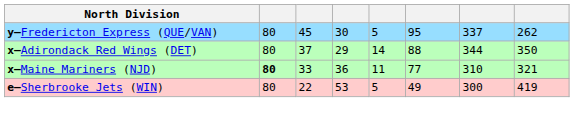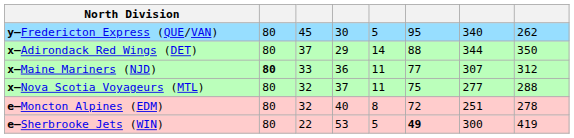(473, 32) 337 -> (473, 32) 340
(473, 69) 310 -> (473, 69) 307
(527, 69) 321 -> (527, 69) 312
+ row: (106, 87)
+ row: (85, 106)
(415, 87) normal -> (415, 124) bold
